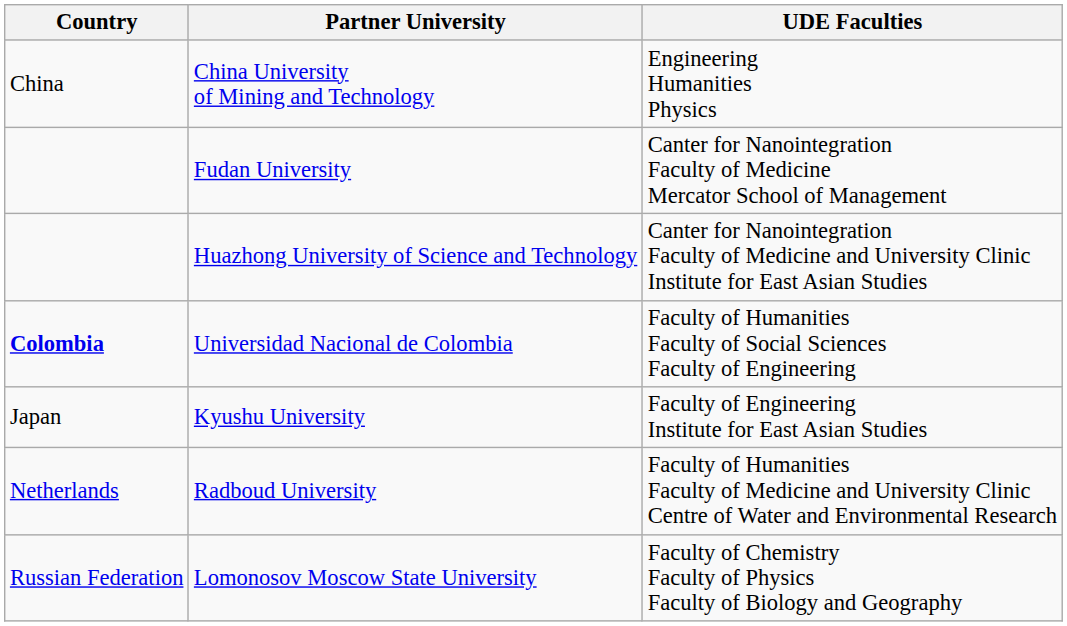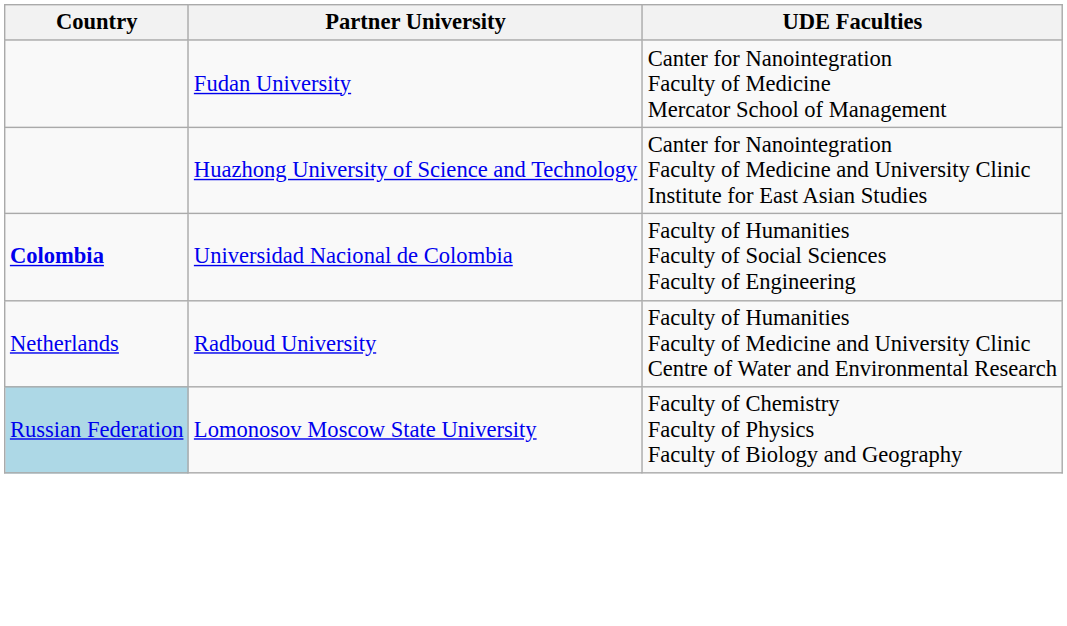- row: (314, 83)
- row: (279, 417)
(97, 577) no background -> (97, 429) lightblue background
